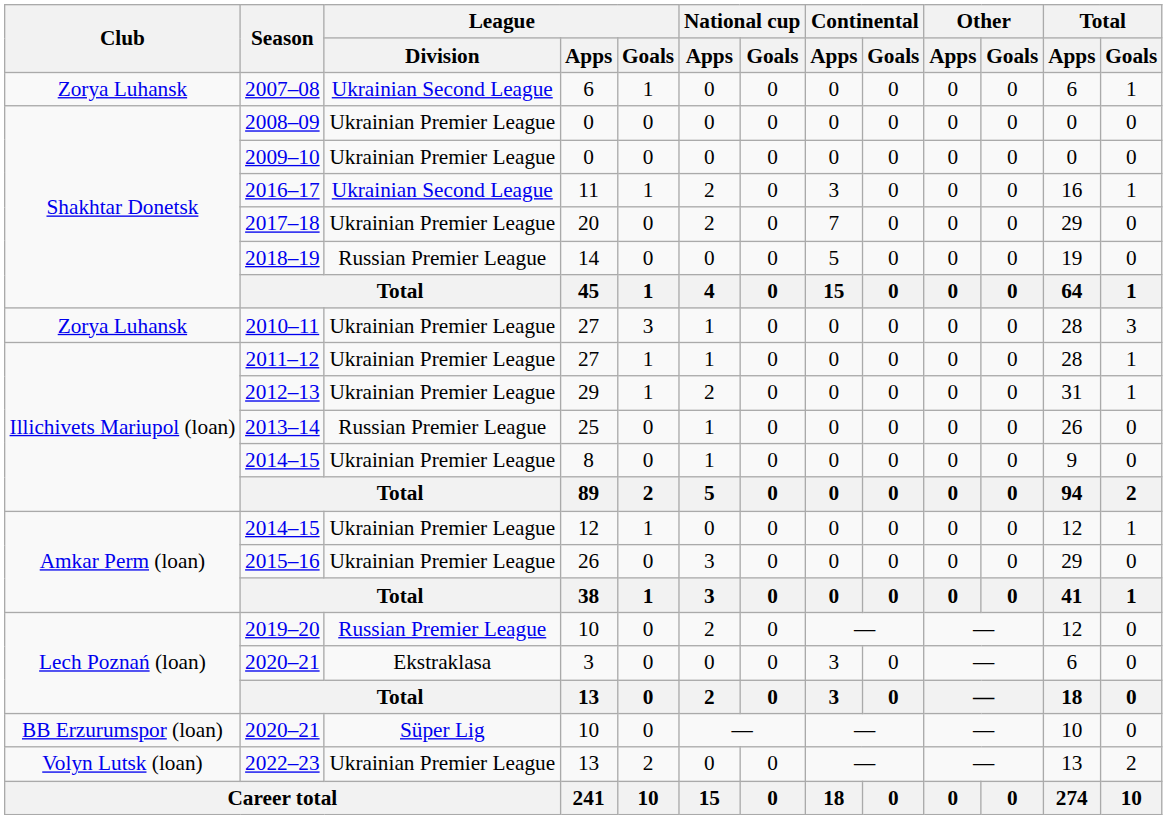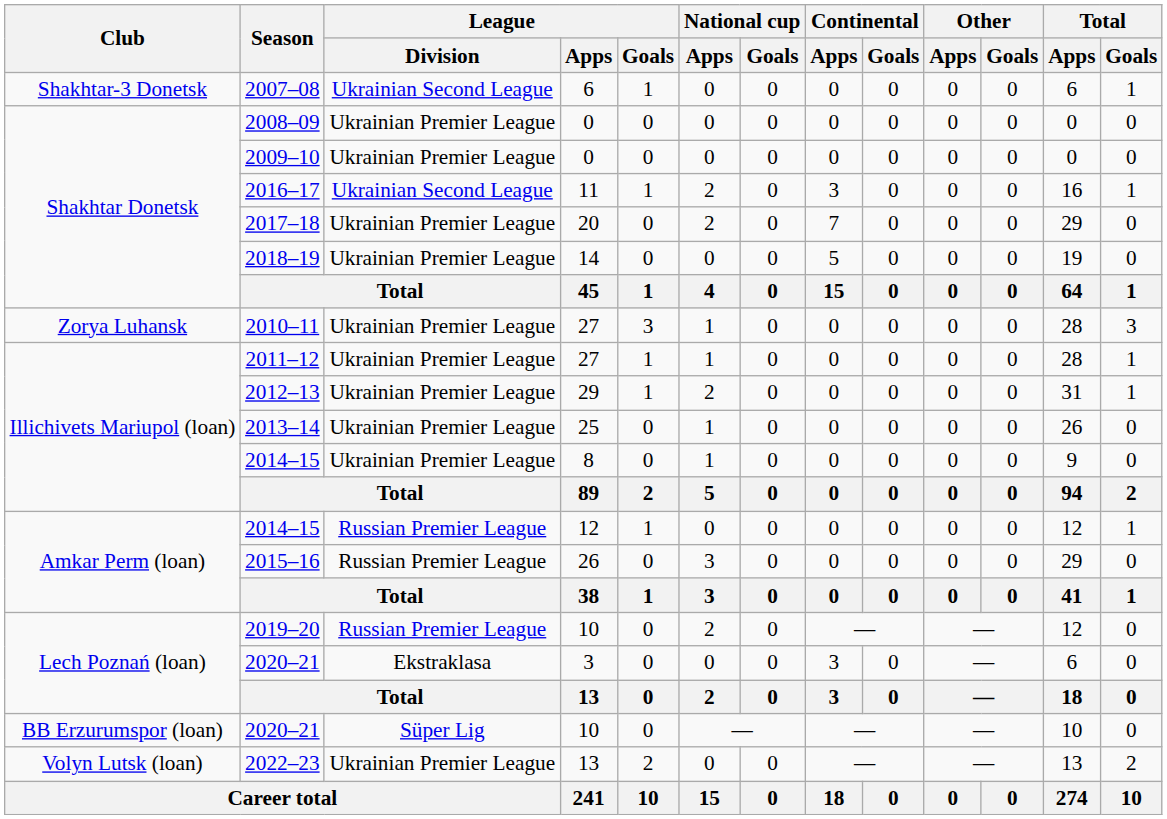(122, 88) Zorya Luhansk -> (122, 88) Shakhtar-3 Donetsk
(442, 257) Russian Premier League -> (442, 257) Ukrainian Premier League
(442, 426) Russian Premier League -> (442, 426) Ukrainian Premier League
(442, 527) Ukrainian Premier League -> (442, 527) Russian Premier League
(442, 561) Ukrainian Premier League -> (442, 561) Russian Premier League
